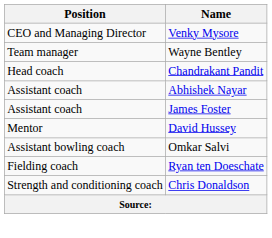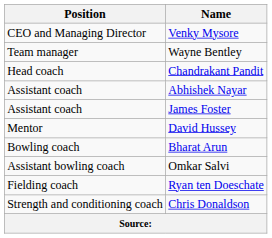+ row: (198, 147)
